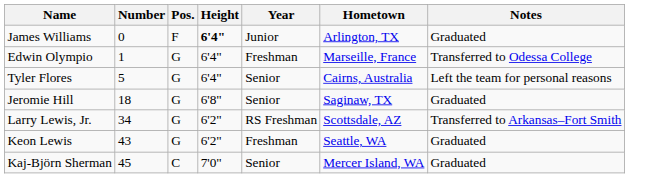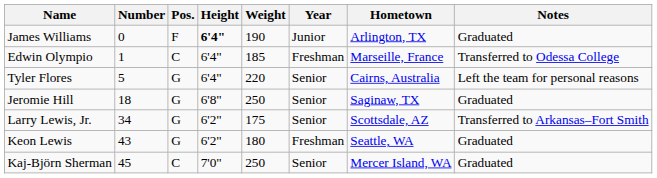+ column: (265, 15)
(176, 57) G -> (176, 57) C
(281, 120) RS Freshman -> (309, 120) Senior
